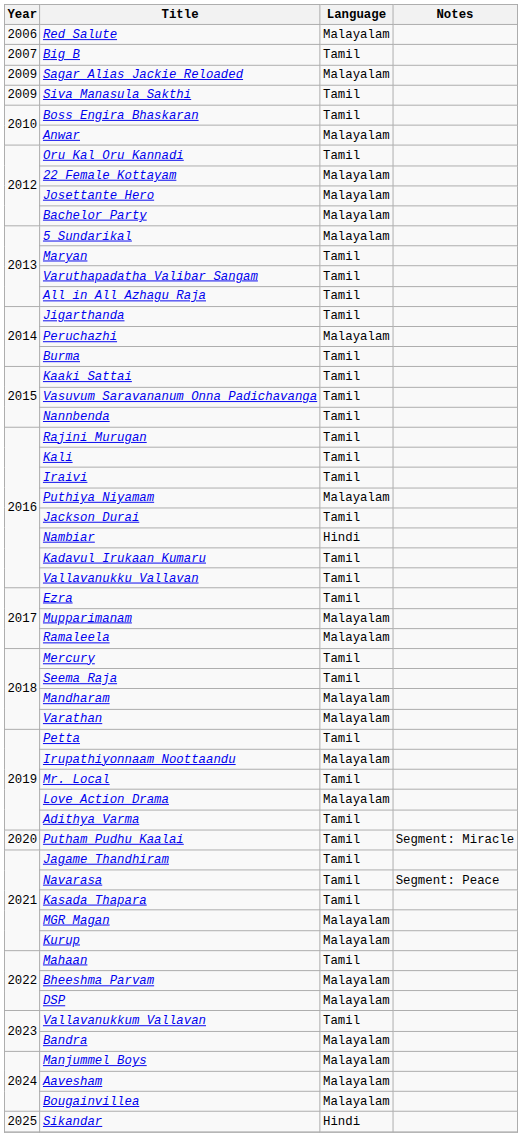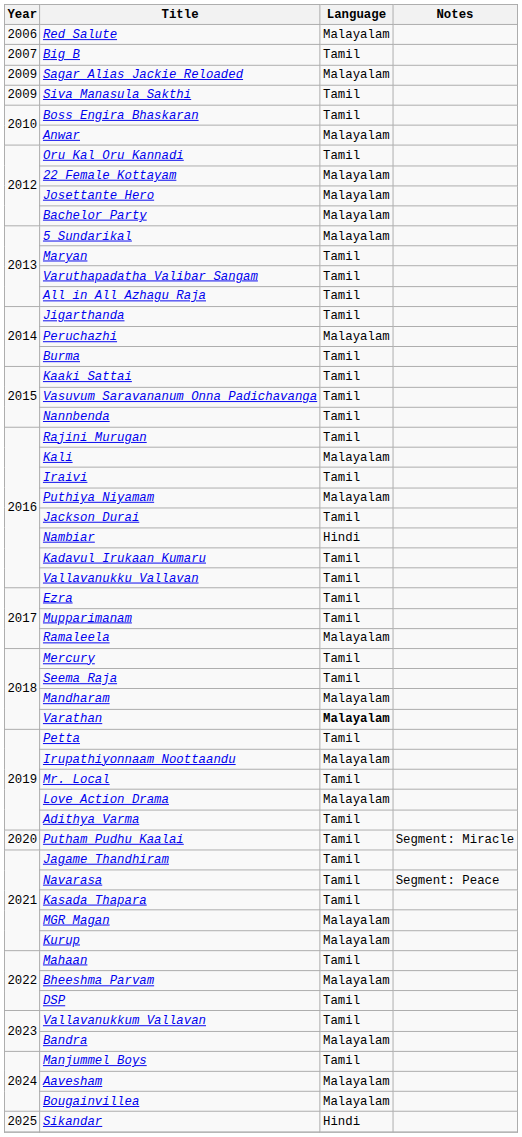(342, 457) Tamil -> (356, 457) Malayalam
(356, 618) Malayalam -> (342, 618) Tamil
(356, 719) normal -> (356, 719) bold
(356, 1001) Malayalam -> (342, 1001) Tamil
(356, 1061) Malayalam -> (342, 1061) Tamil
